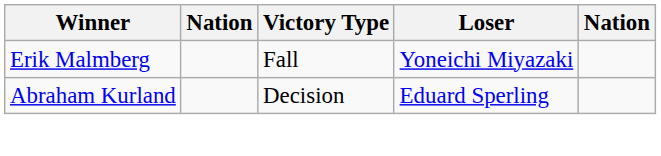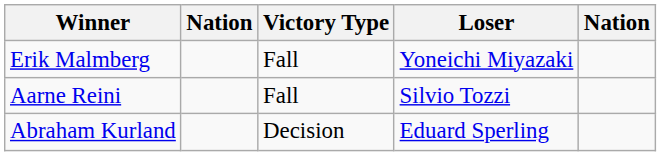+ row: (66, 95)
